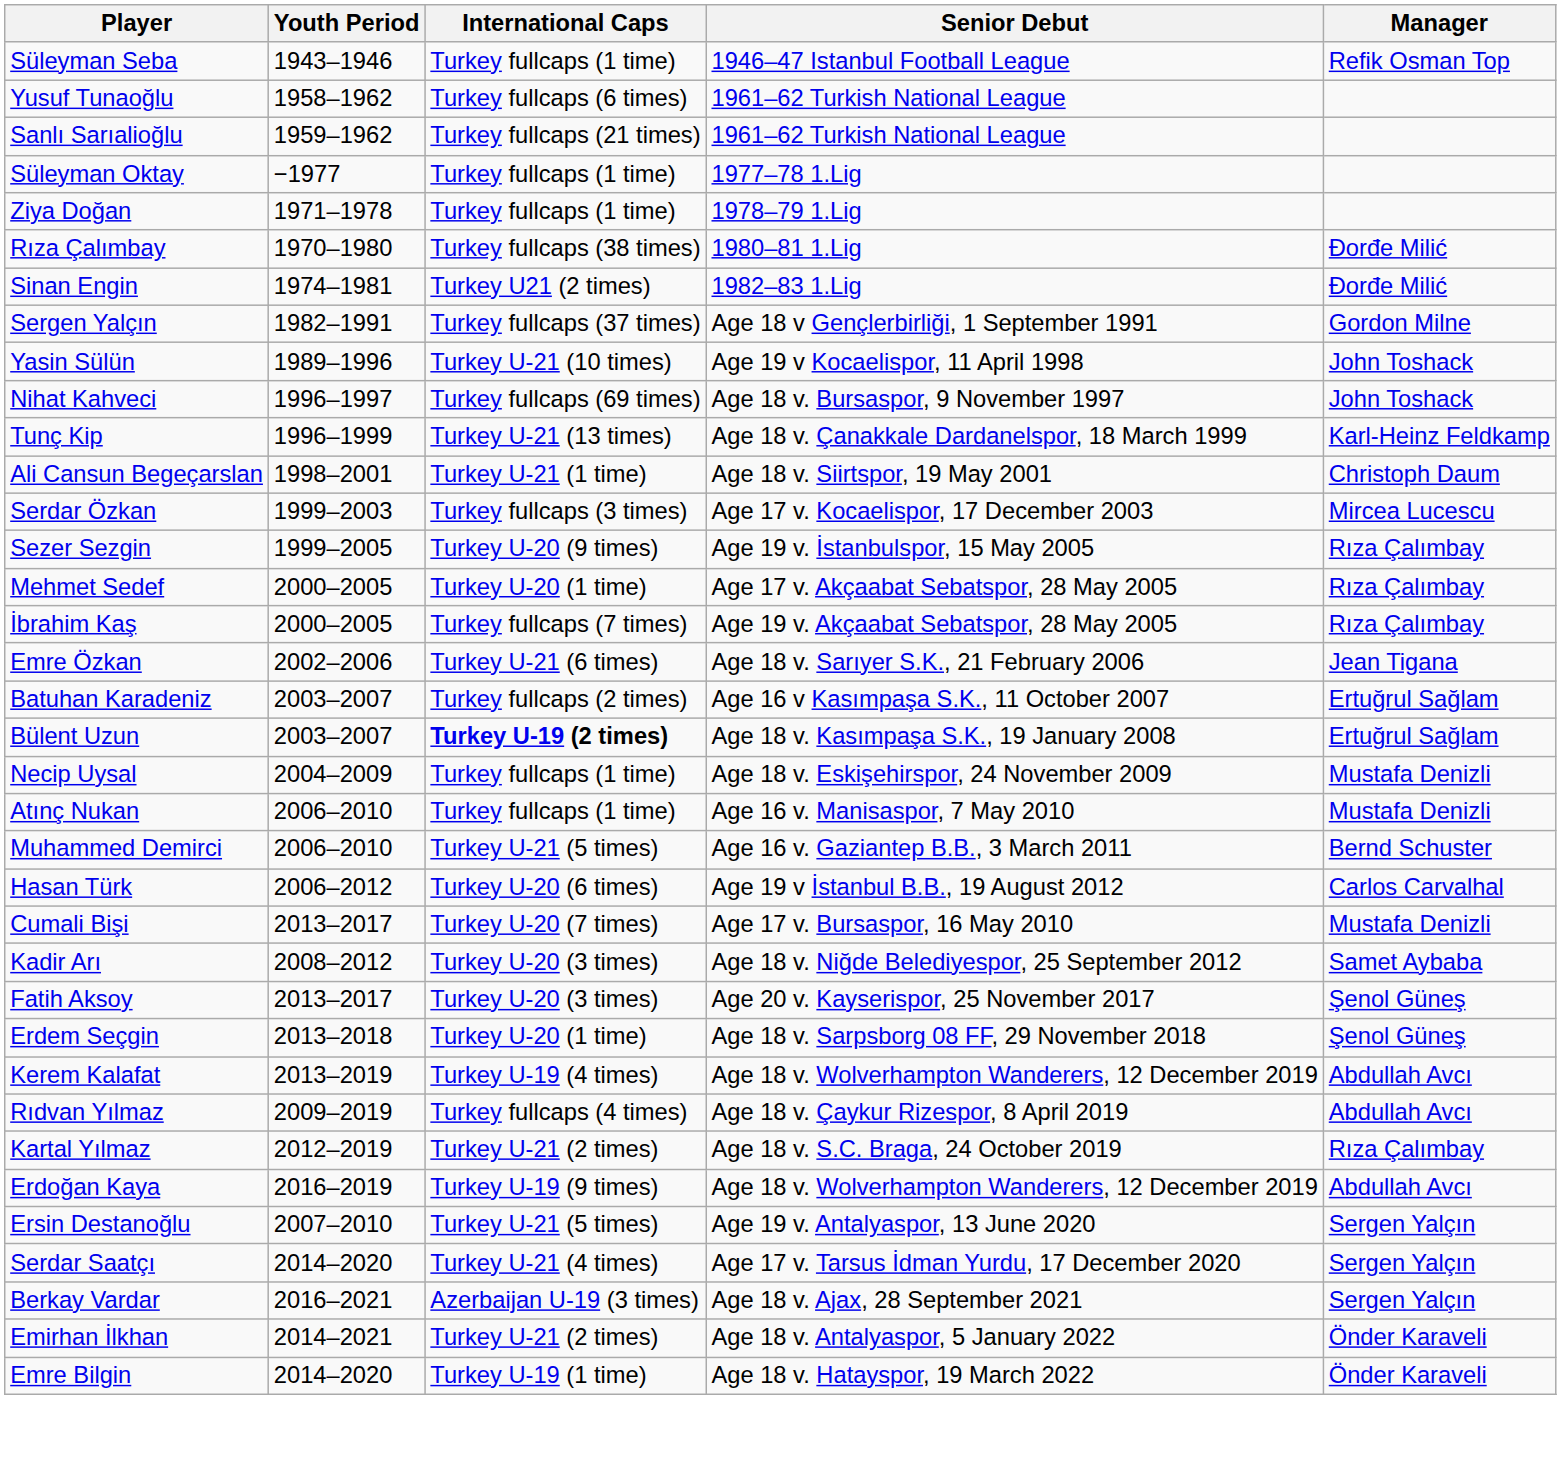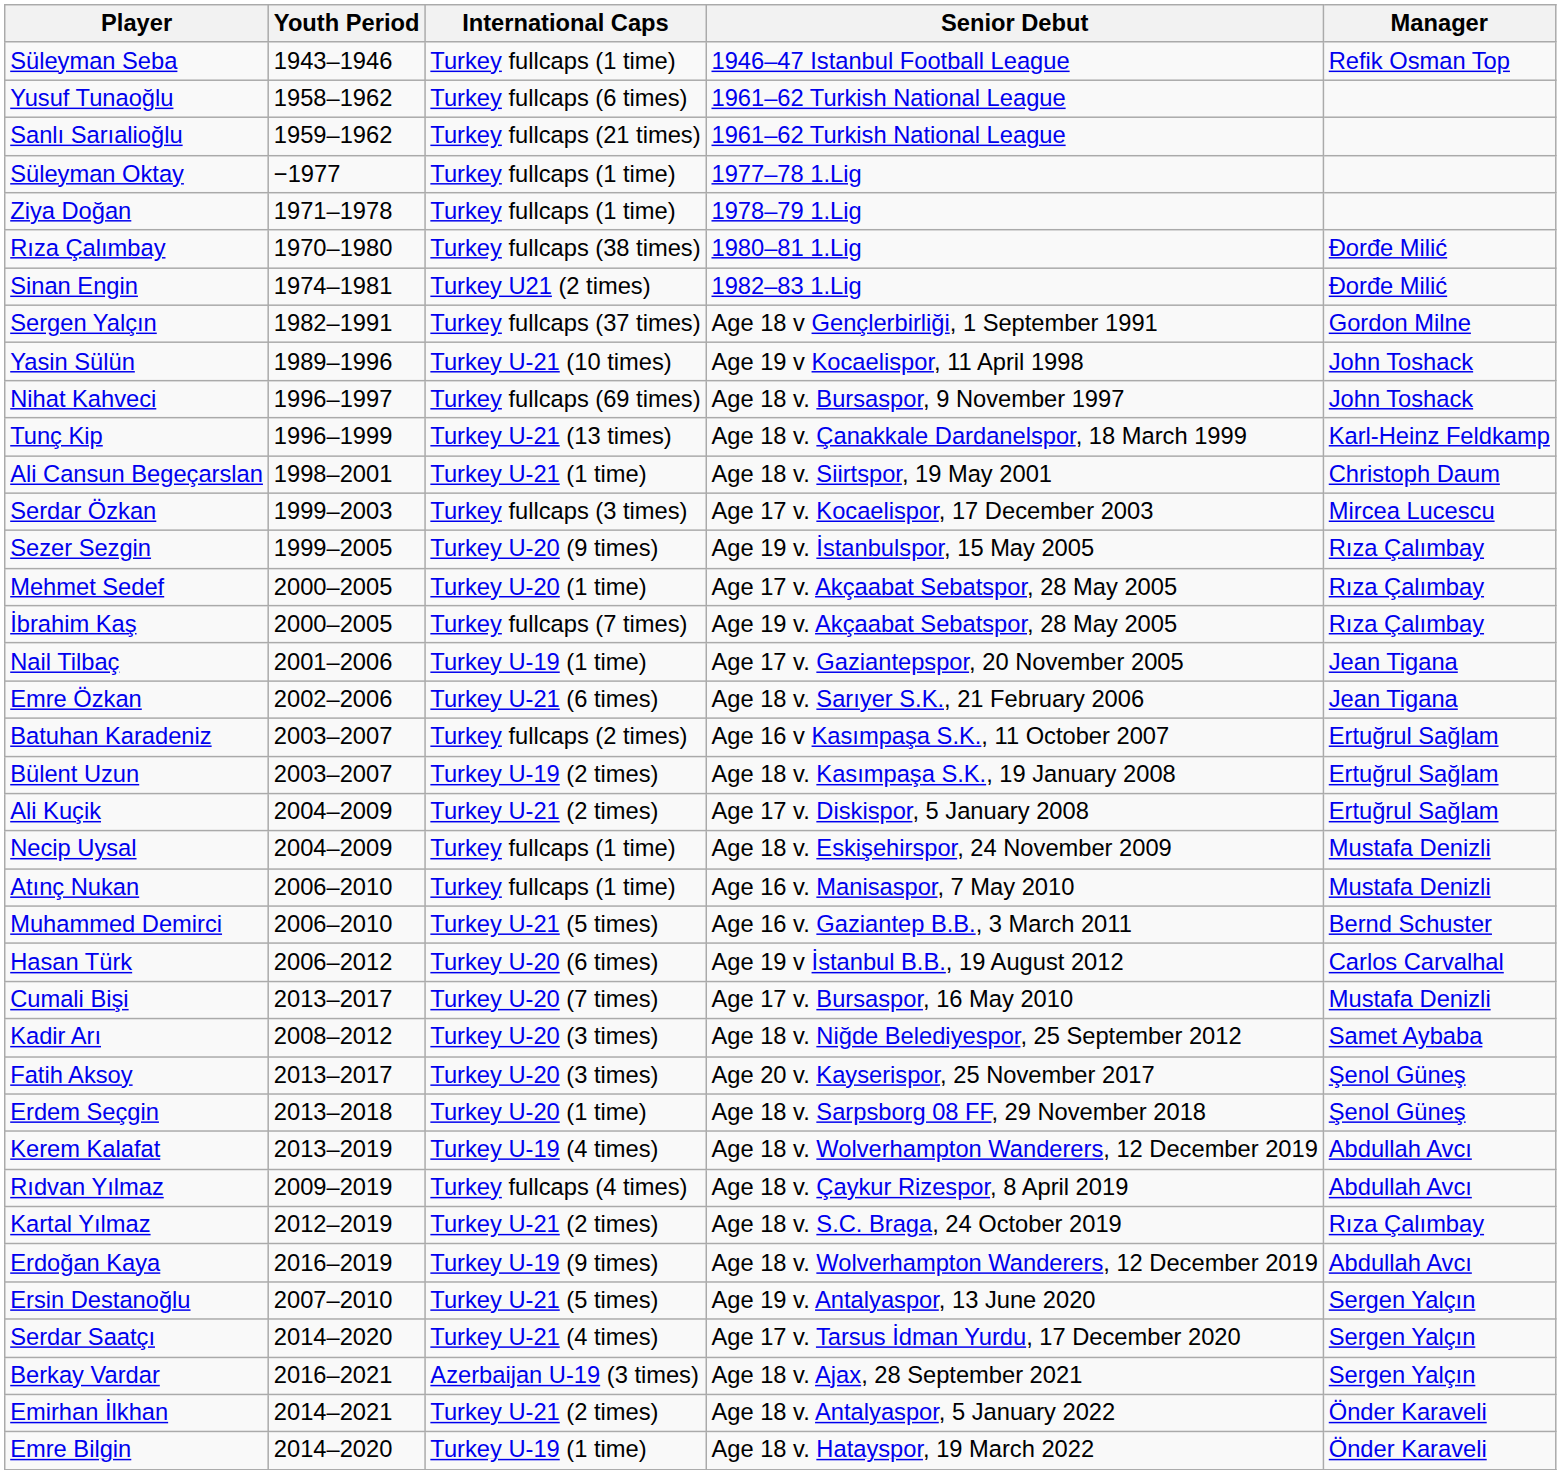+ row: (65, 661)
(549, 736) bold -> (544, 774) normal
+ row: (56, 811)
